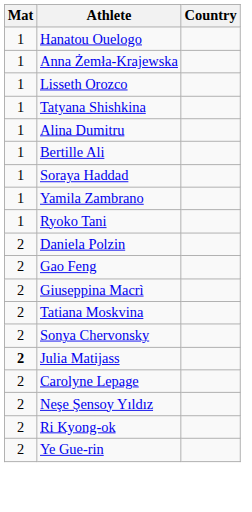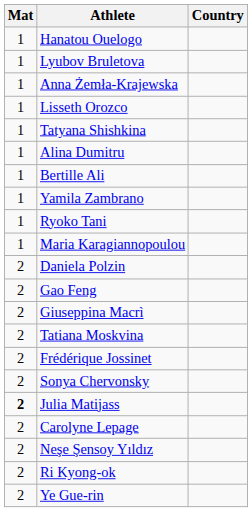+ row: (92, 61)
- row: (84, 175)
+ row: (113, 244)
+ row: (96, 358)
